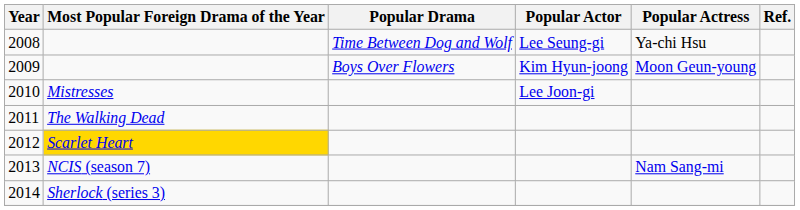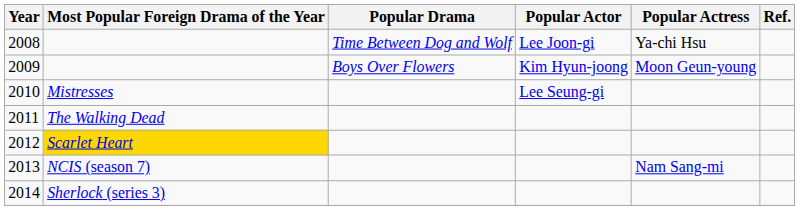(562, 42) Lee Seung-gi -> (557, 42) Lee Joon-gi
(557, 92) Lee Joon-gi -> (562, 92) Lee Seung-gi
